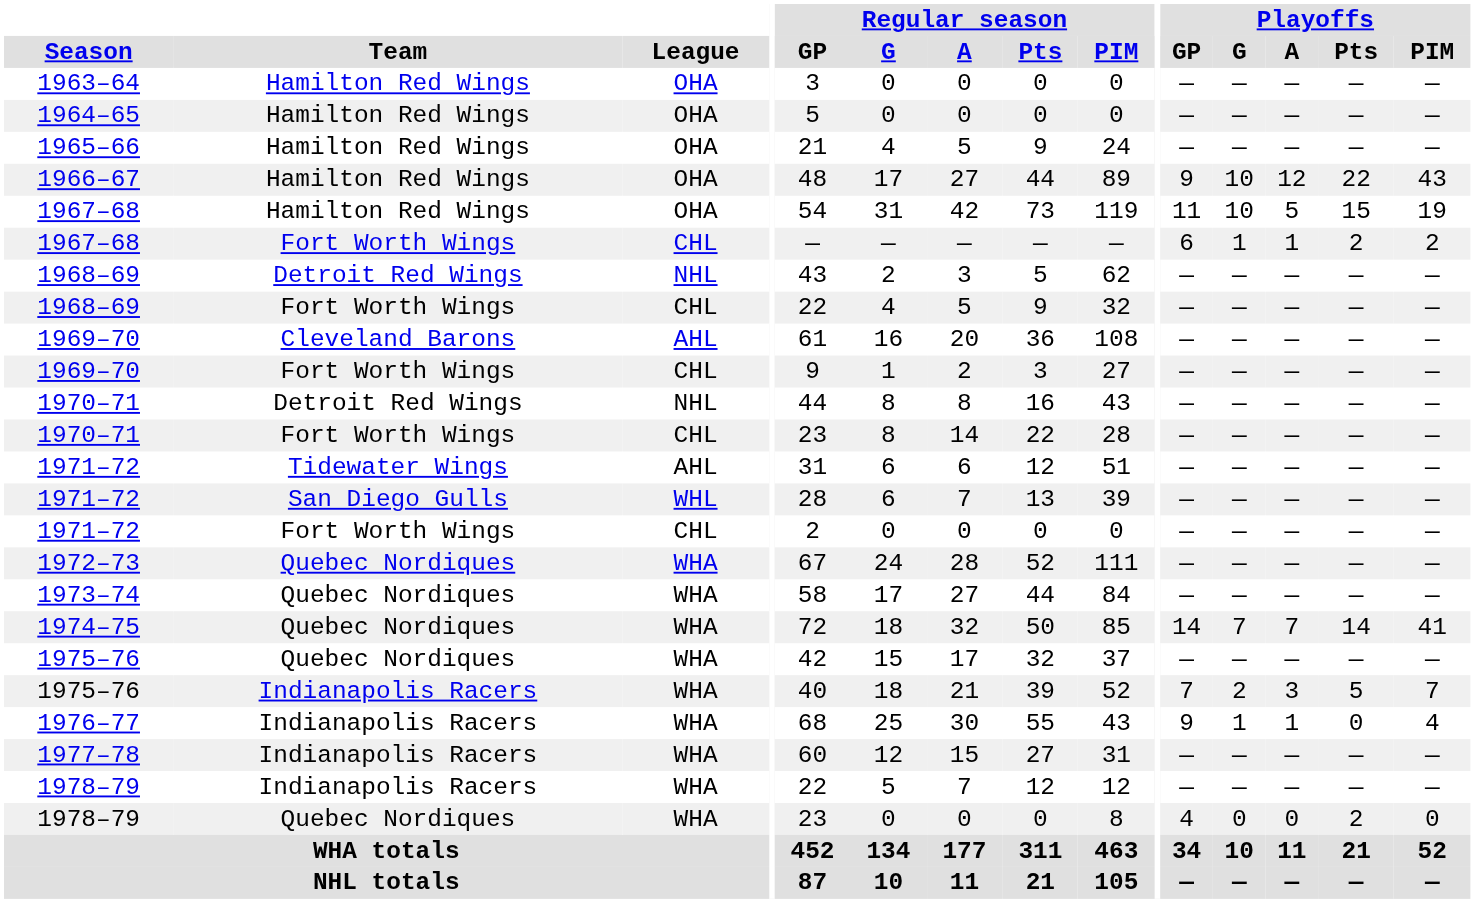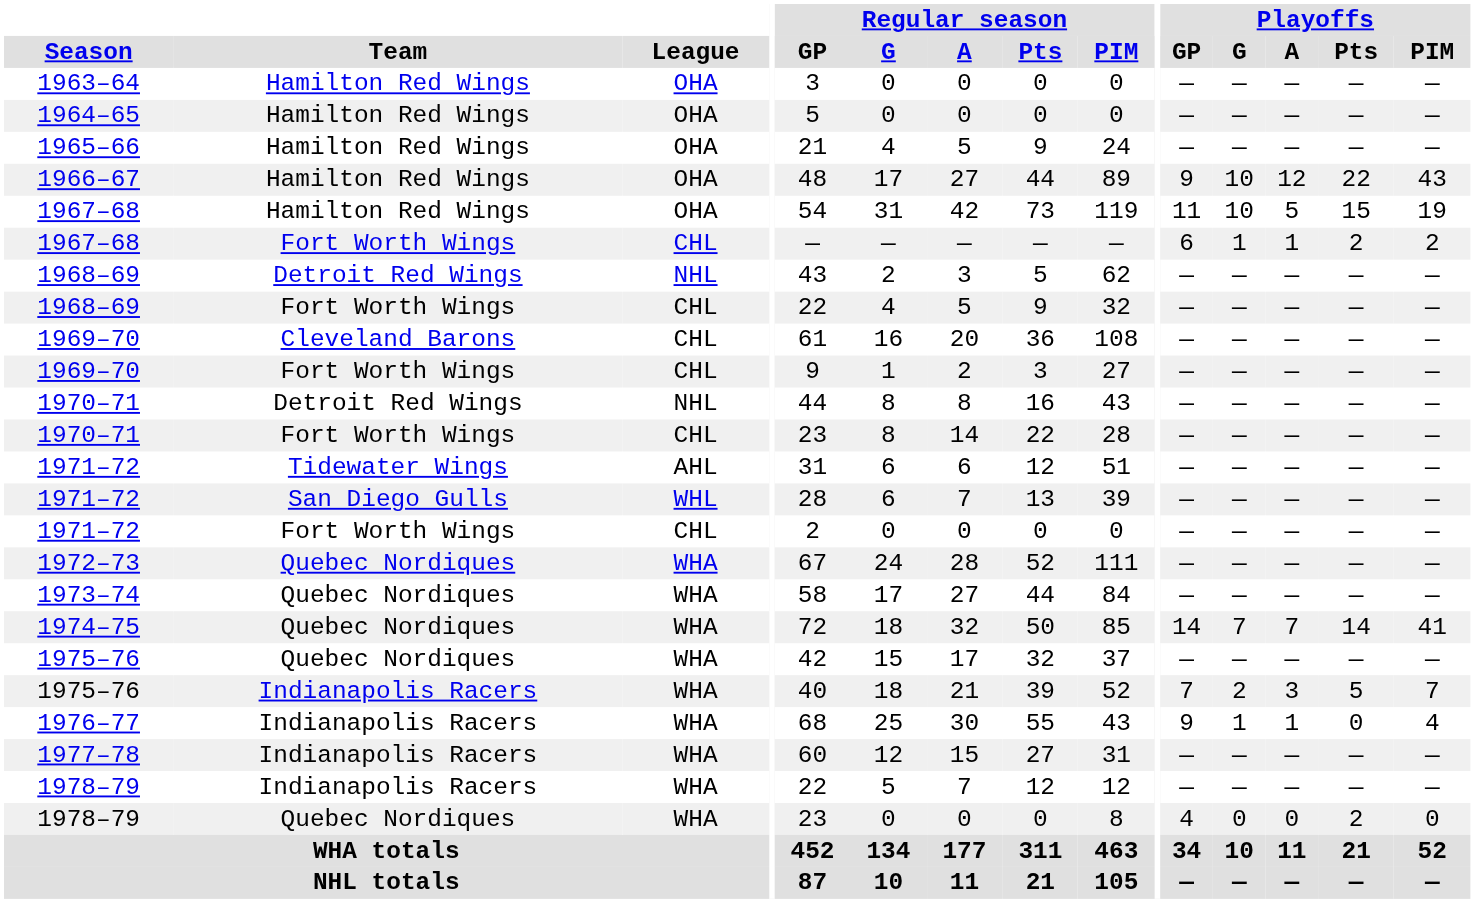(696, 340) AHL -> (696, 340) CHL
